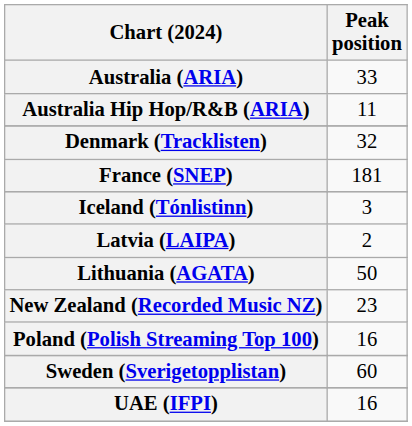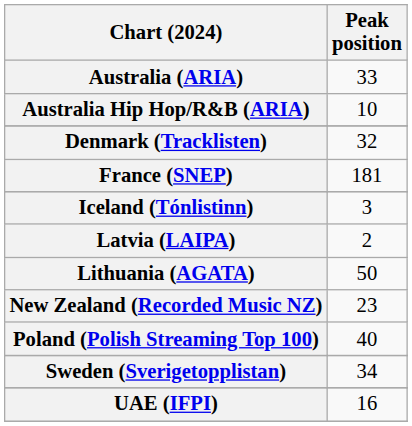(367, 109) 11 -> (367, 109) 10
(367, 338) 16 -> (367, 338) 40
(367, 371) 60 -> (367, 371) 34
